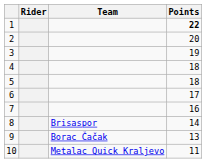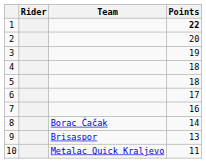(74, 123) Brisaspor -> (79, 123) Borac Čačak
(79, 137) Borac Čačak -> (74, 137) Brisaspor
